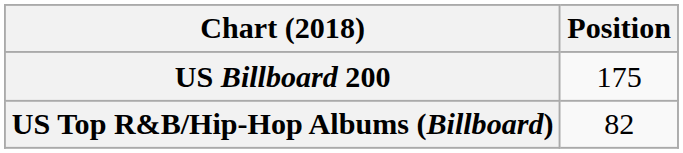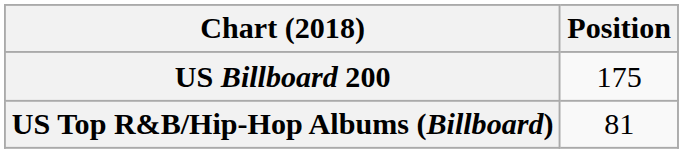(619, 123) 82 -> (619, 123) 81
